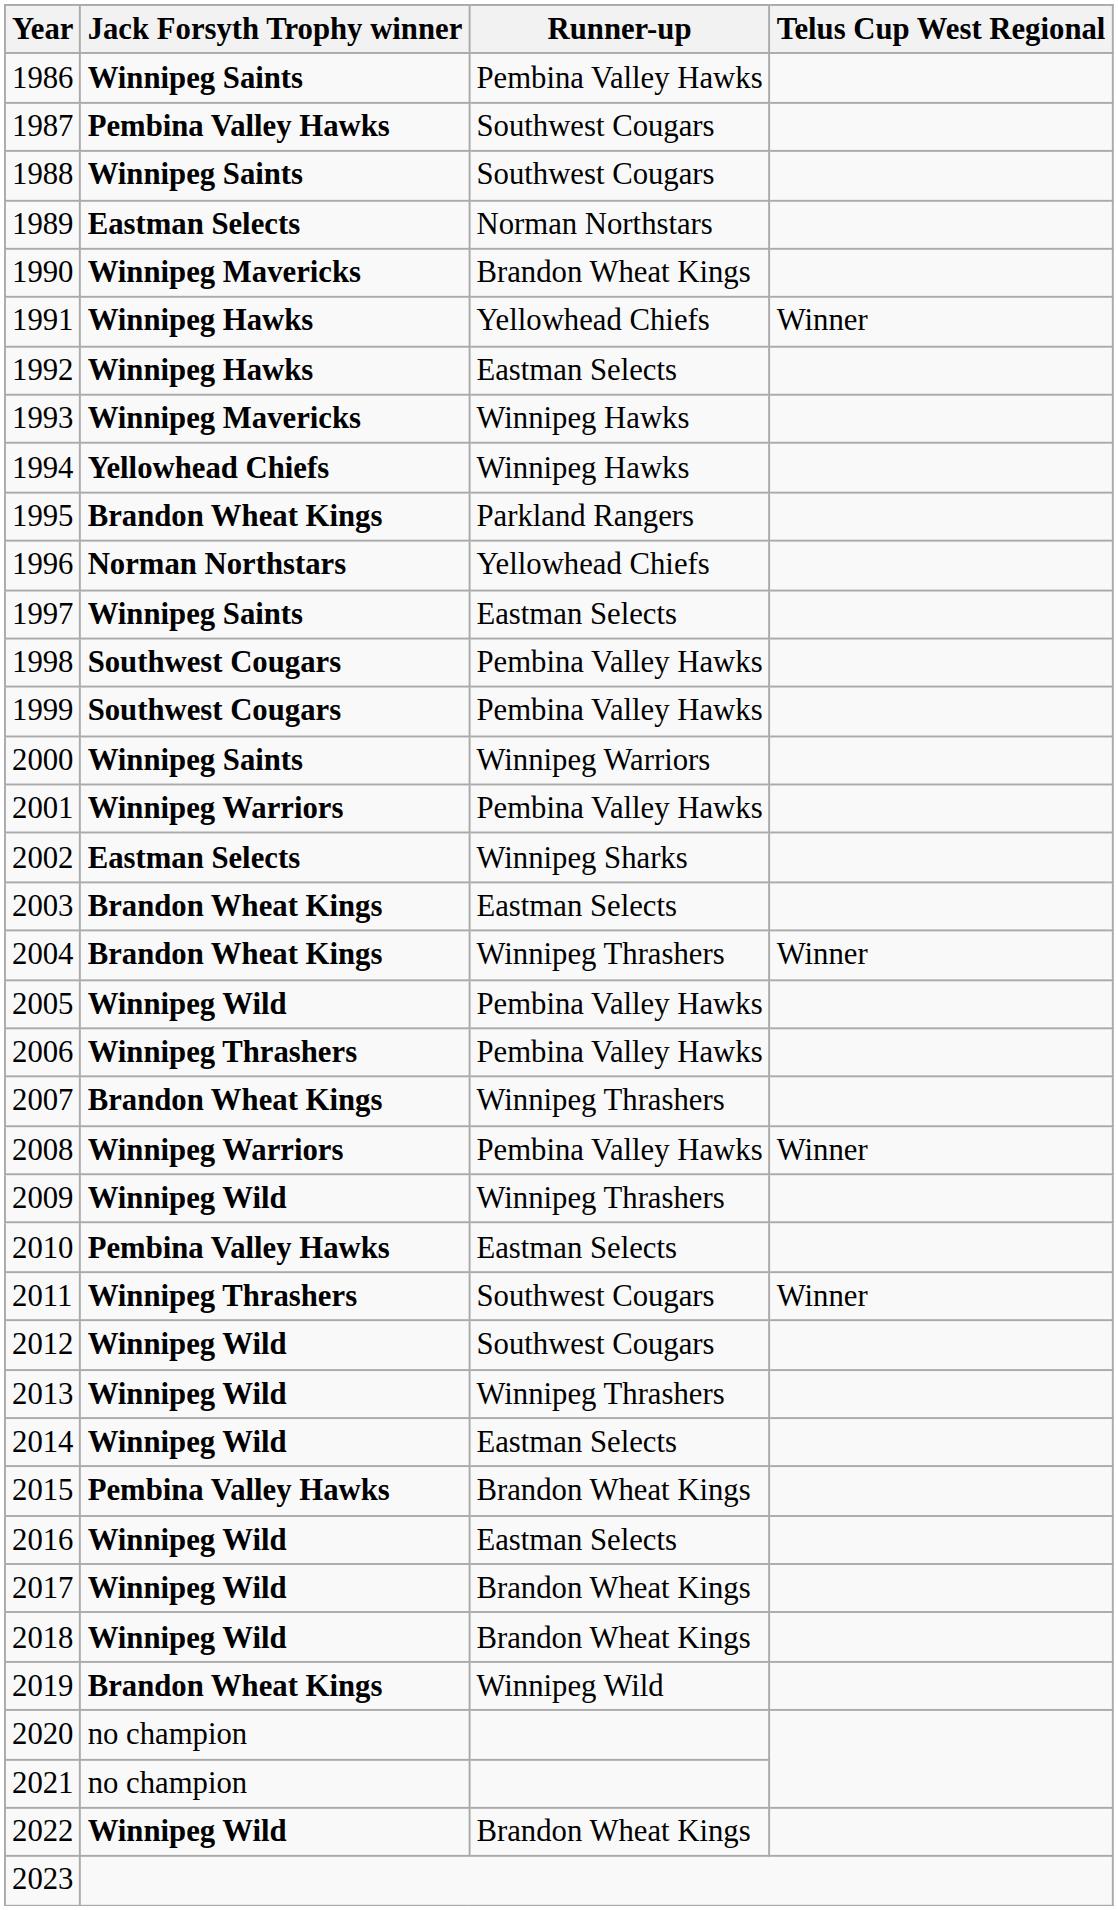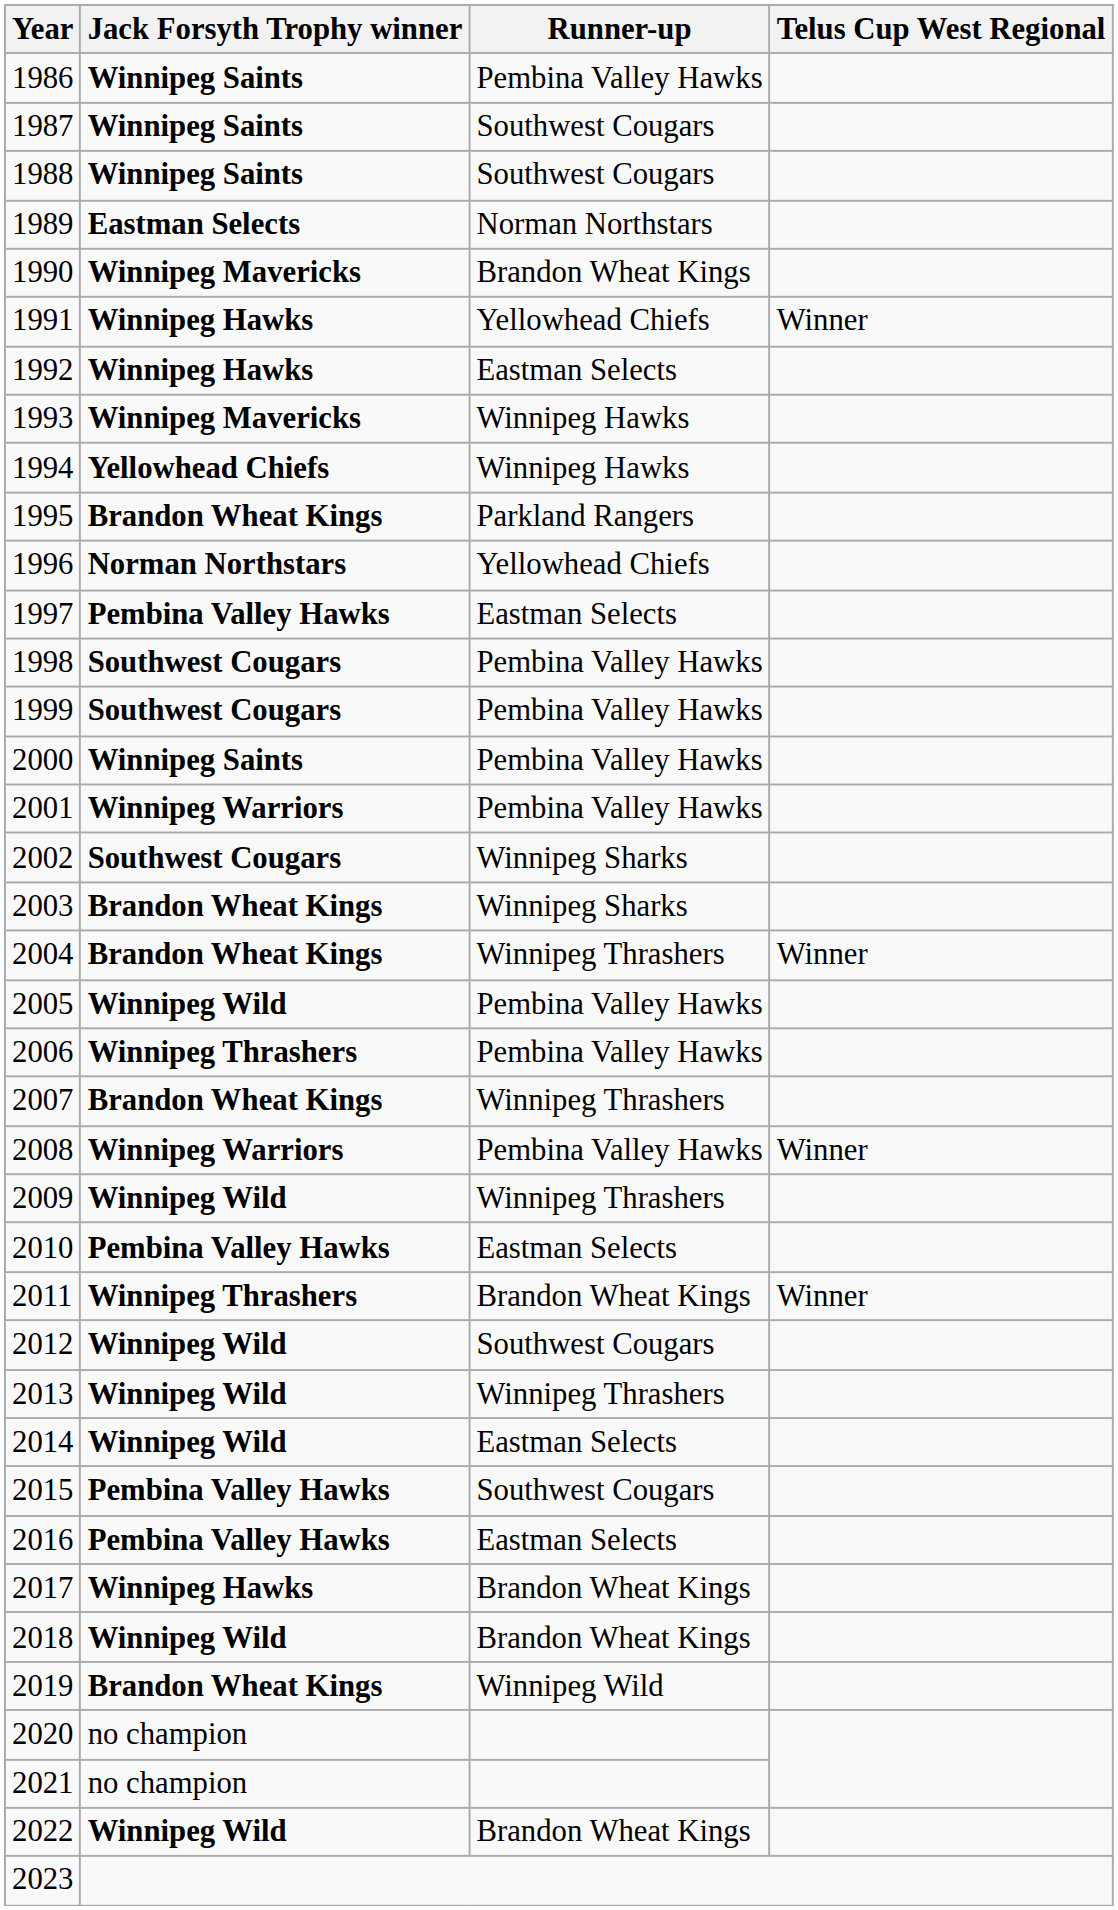(239, 126) Pembina Valley Hawks -> (195, 126) Winnipeg Saints
(195, 613) Winnipeg Saints -> (239, 613) Pembina Valley Hawks
(593, 759) Winnipeg Warriors -> (620, 759) Pembina Valley Hawks
(194, 857) Eastman Selects -> (214, 857) Southwest Cougars
(577, 905) Eastman Selects -> (582, 905) Winnipeg Sharks
(596, 1295) Southwest Cougars -> (614, 1295) Brandon Wheat Kings
(614, 1490) Brandon Wheat Kings -> (596, 1490) Southwest Cougars
(187, 1539) Winnipeg Wild -> (239, 1539) Pembina Valley Hawks
(187, 1587) Winnipeg Wild -> (200, 1587) Winnipeg Hawks
